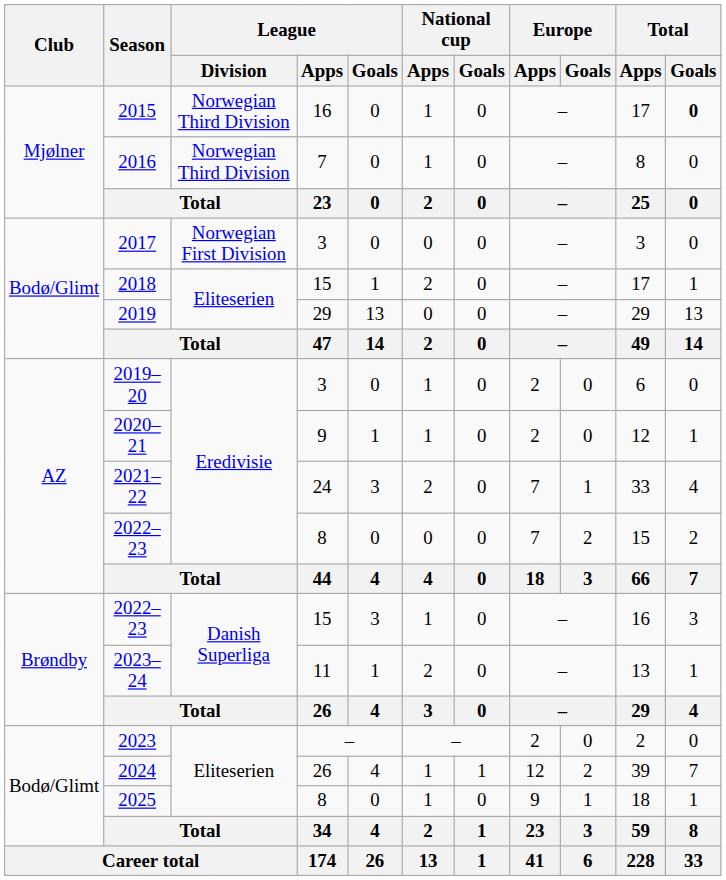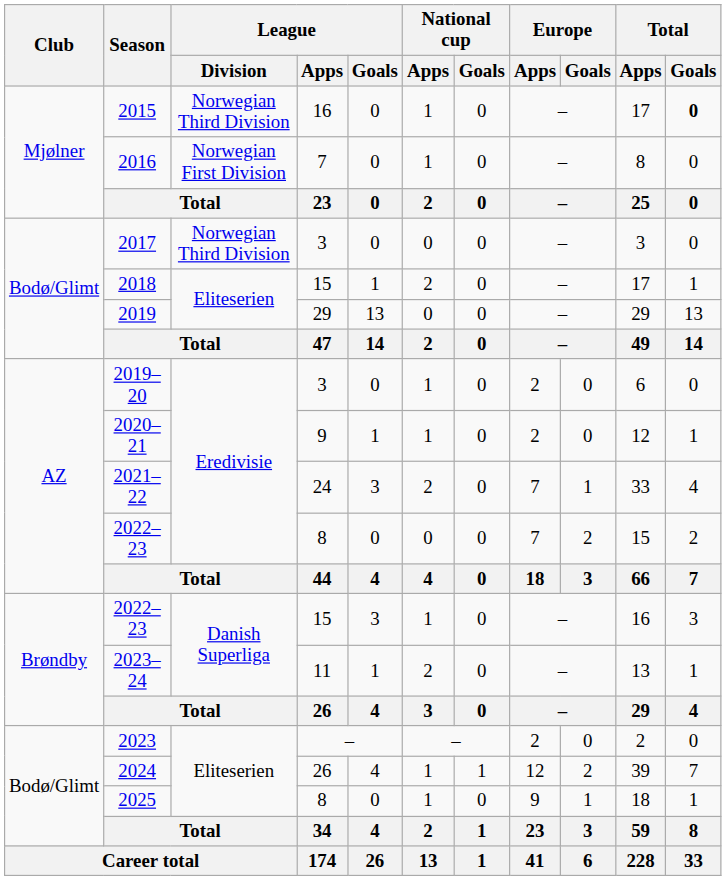(234, 162) Norwegian Third Division -> (234, 162) Norwegian First Division
(234, 243) Norwegian First Division -> (234, 243) Norwegian Third Division
